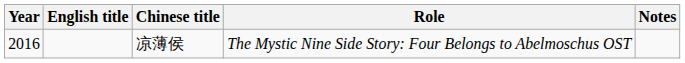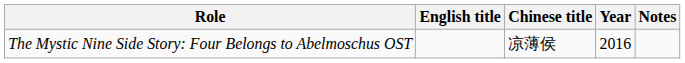columns swapped: (24, 17) <-> (429, 17)
